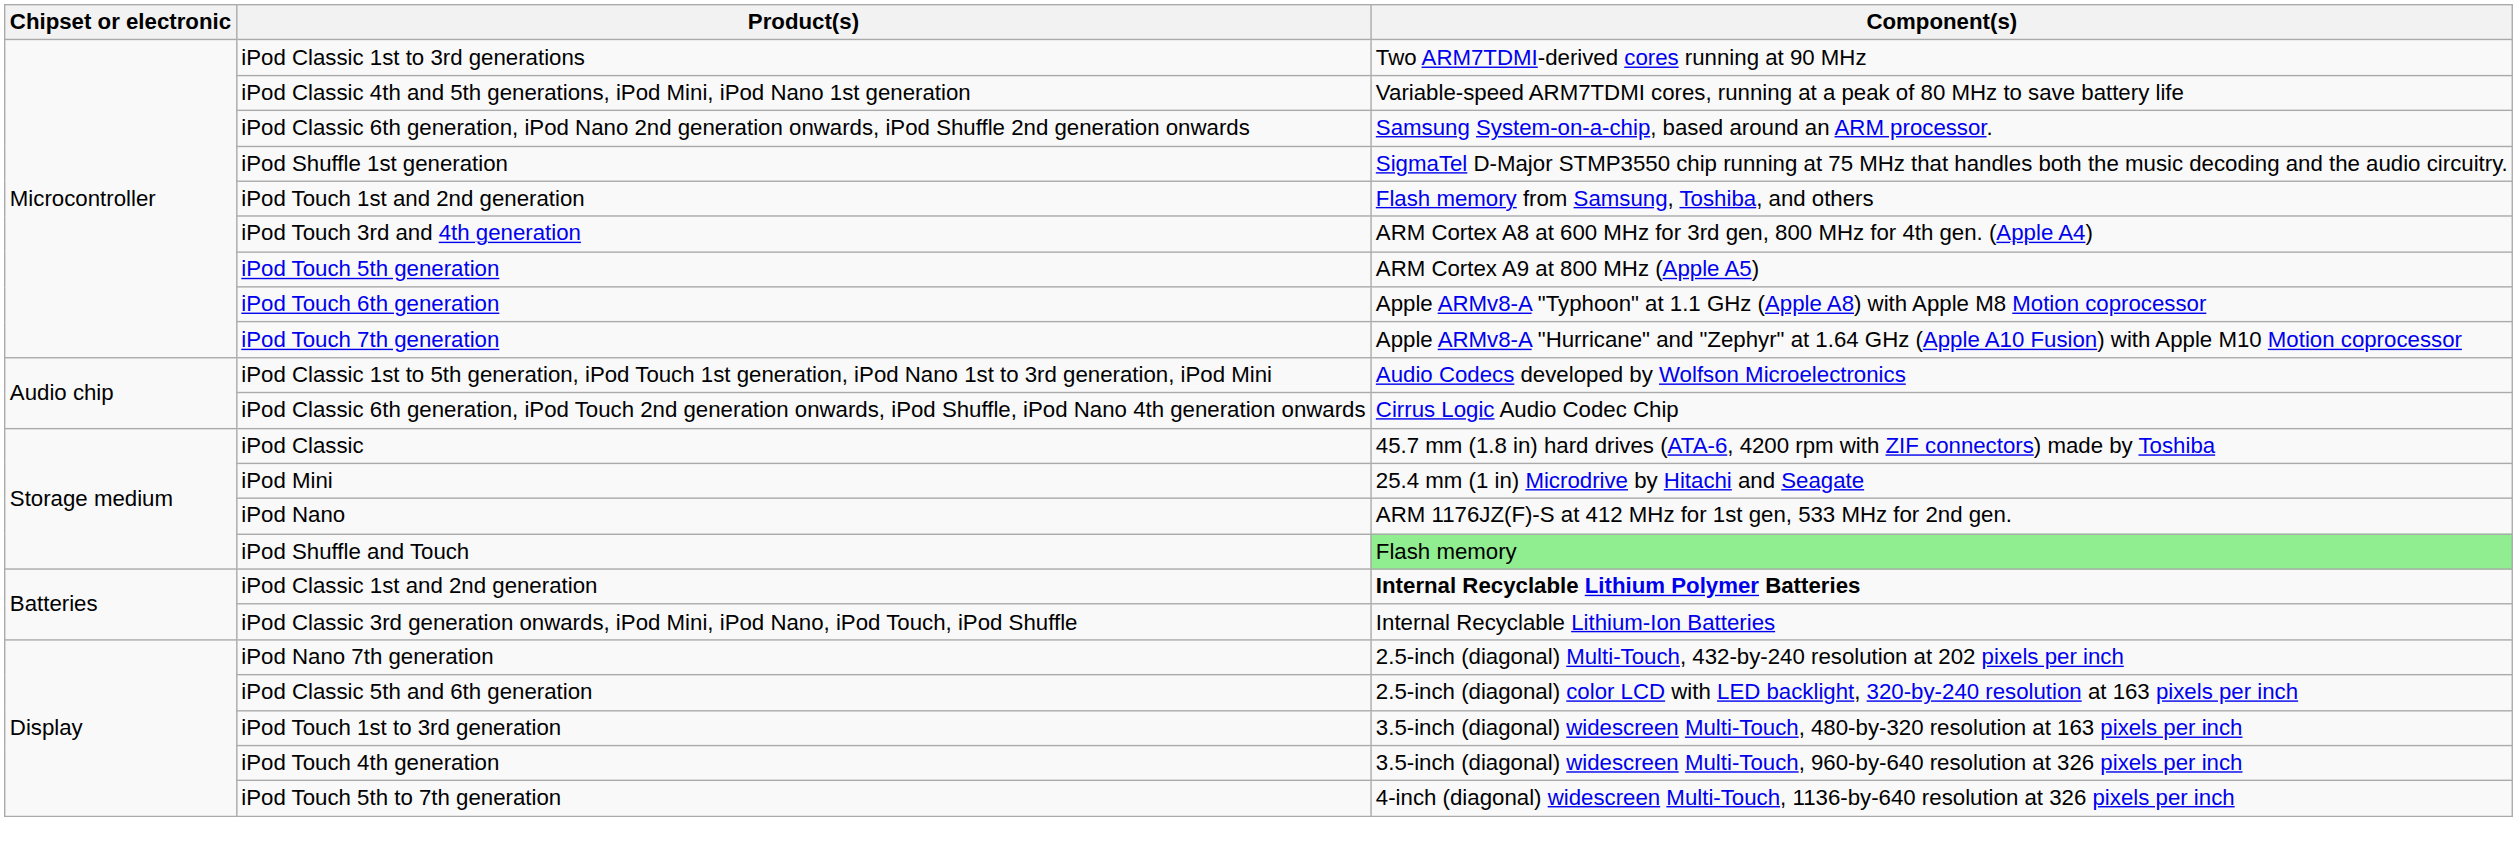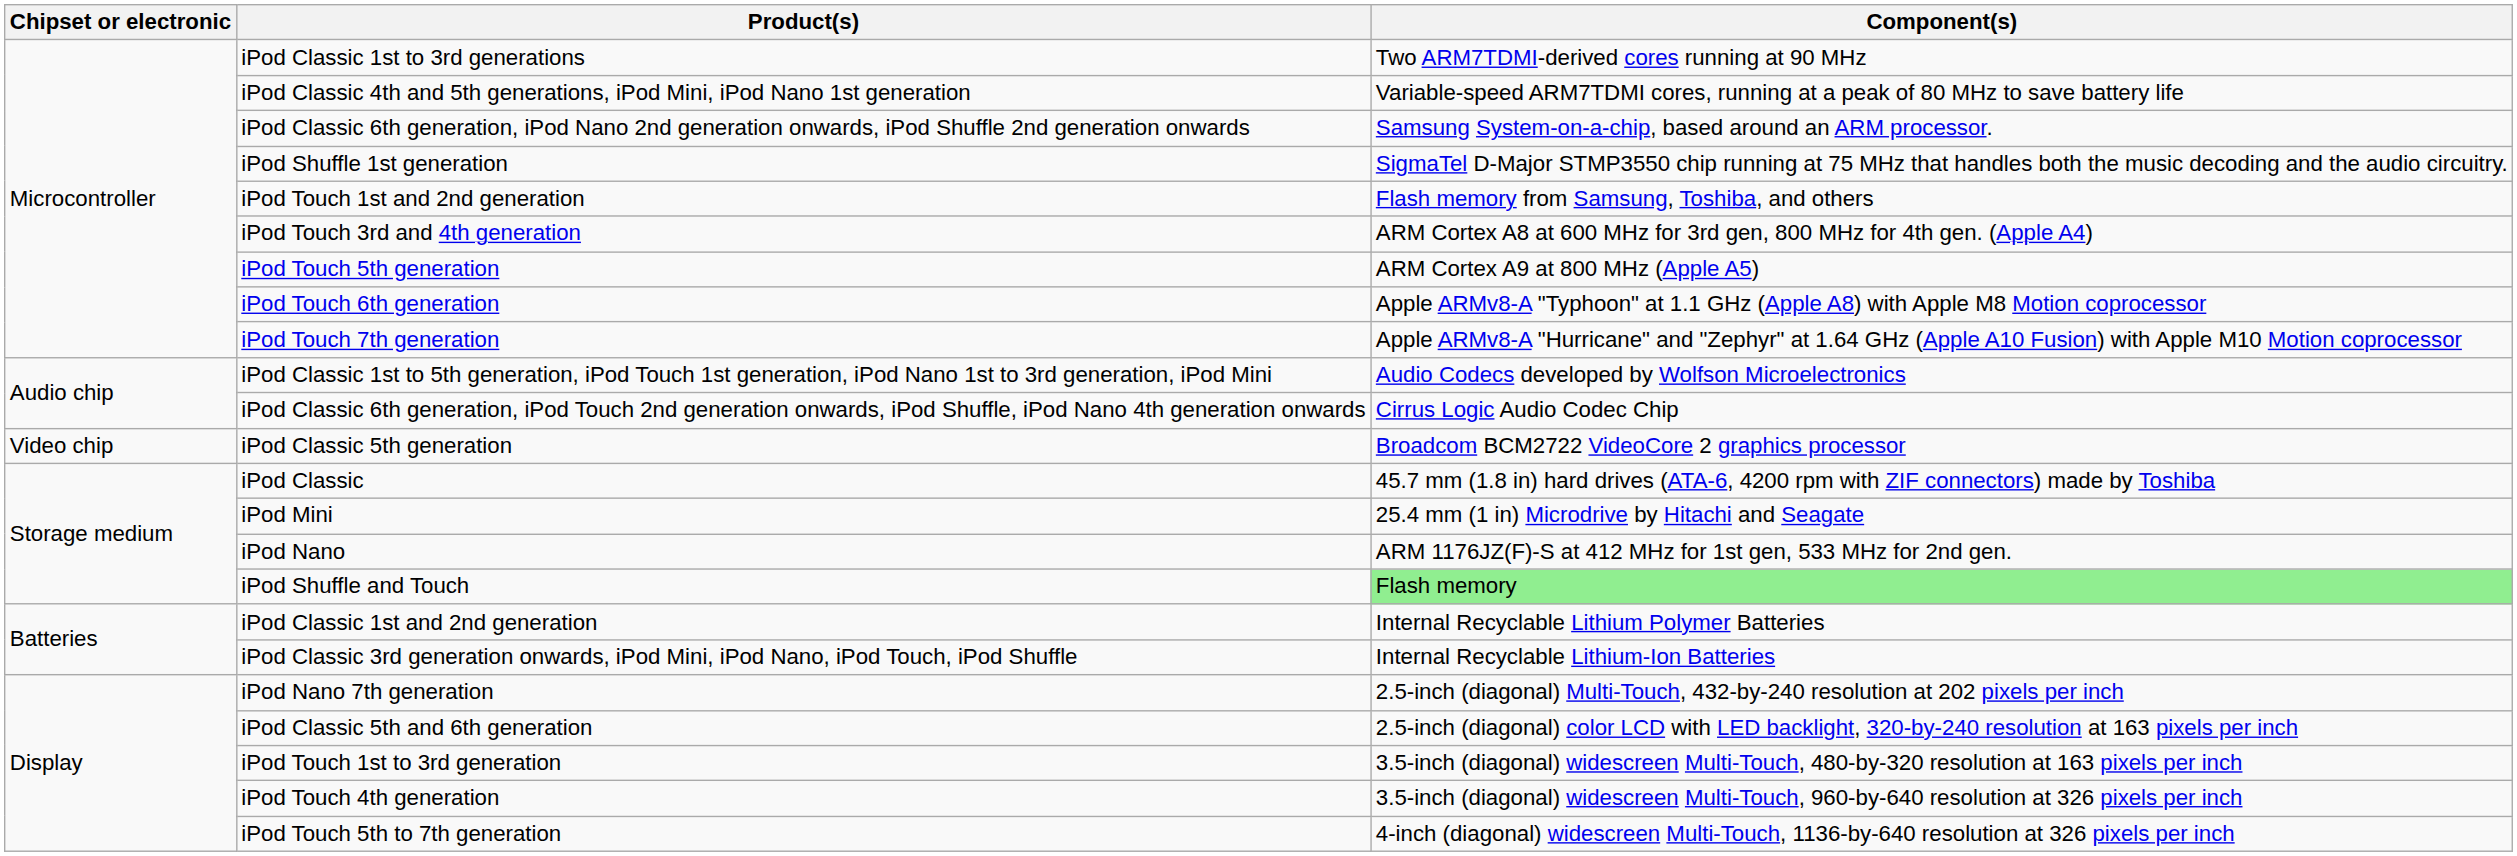+ row: (377, 445)
(1618, 586) bold -> (1600, 621) normal
